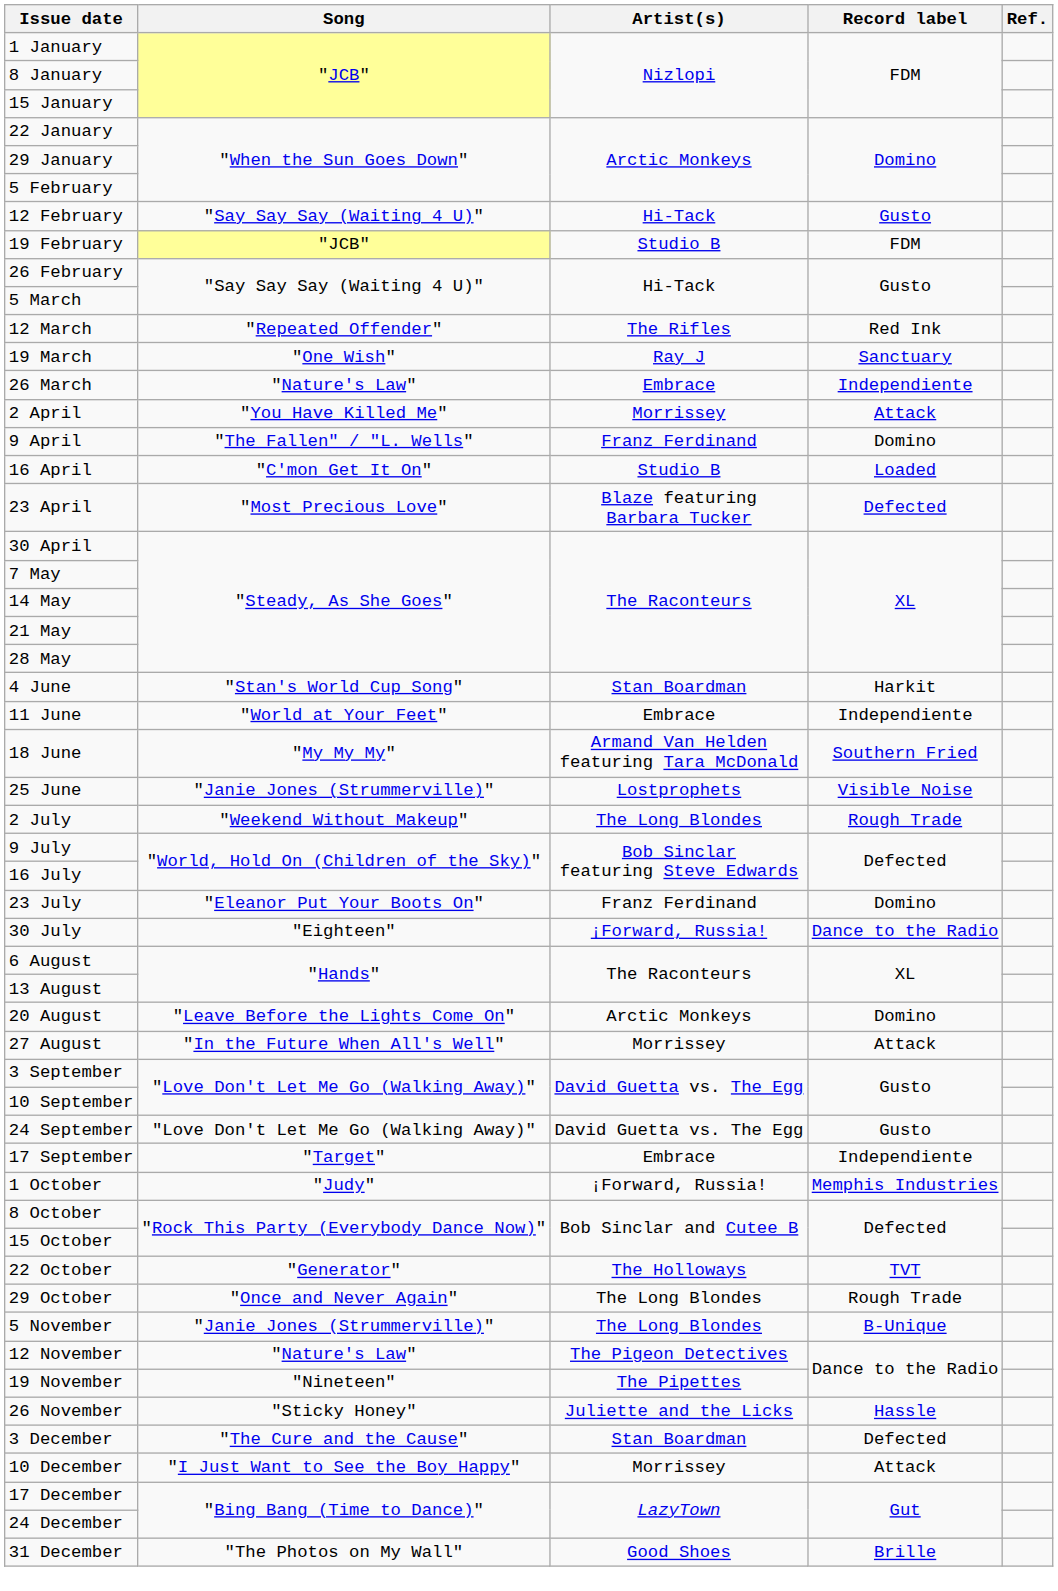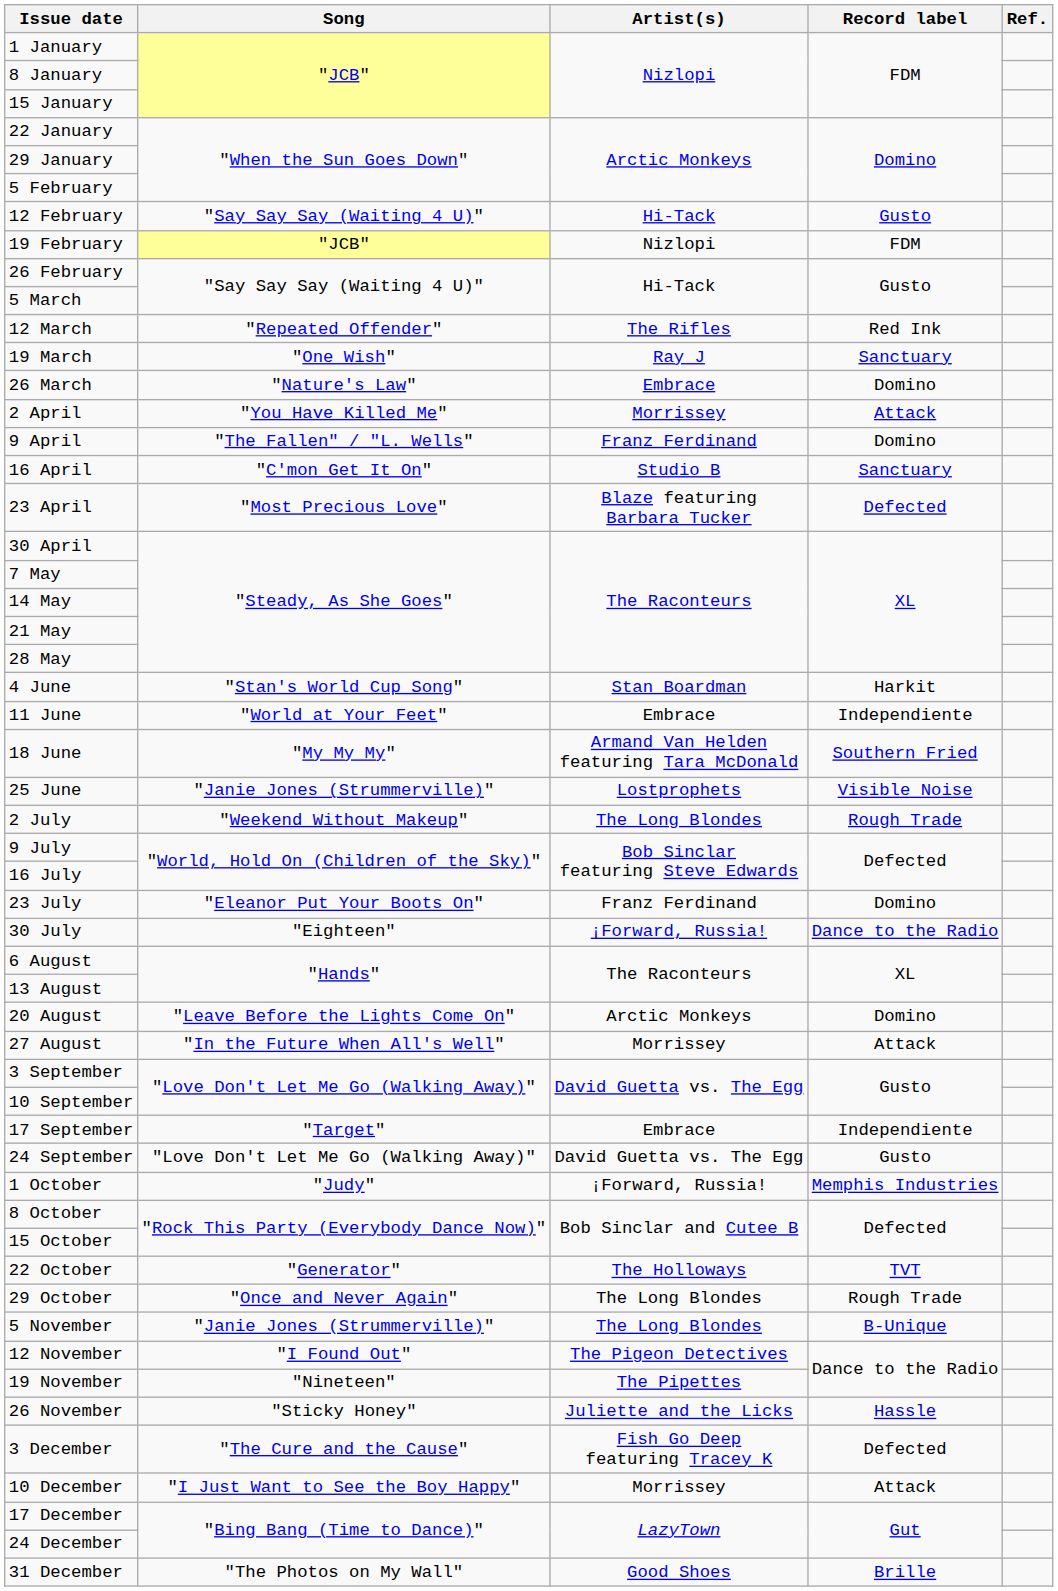(679, 244) Studio B -> (679, 244) Nizlopi
(905, 385) Independiente -> (905, 385) Domino
(905, 470) Loaded -> (905, 470) Sanctuary
rows swapped: (71, 1158) <-> (71, 1129)
(344, 1355) "Nature's Law" -> (344, 1355) "I Found Out"
(679, 1439) Stan Boardman -> (679, 1449) Fish Go Deep featuring Tracey K
